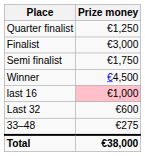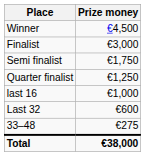rows swapped: (23, 77) <-> (40, 28)
(123, 93) pink background -> (123, 93) no background
